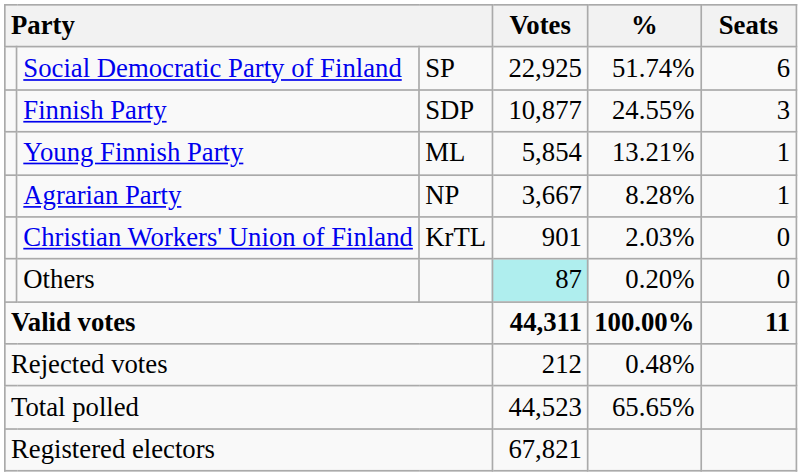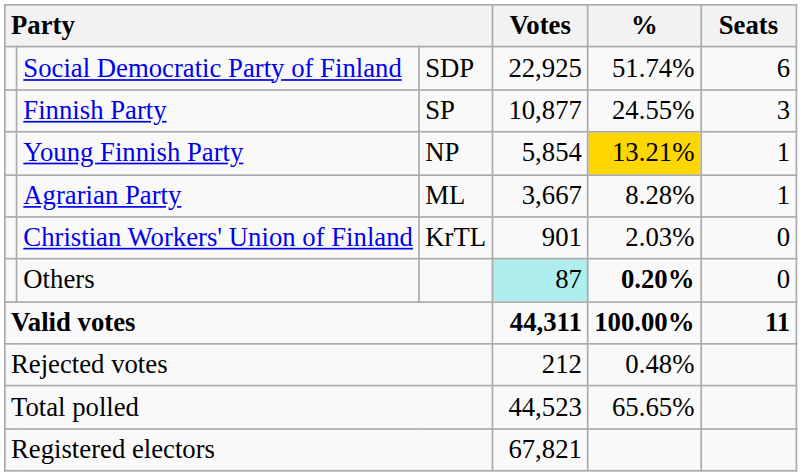(440, 68) SP -> (450, 68) SDP
(450, 110) SDP -> (440, 110) SP
(445, 152) ML -> (442, 152) NP
(653, 152) no background -> (653, 152) gold background
(442, 195) NP -> (445, 195) ML
(660, 279) normal -> (658, 279) bold
